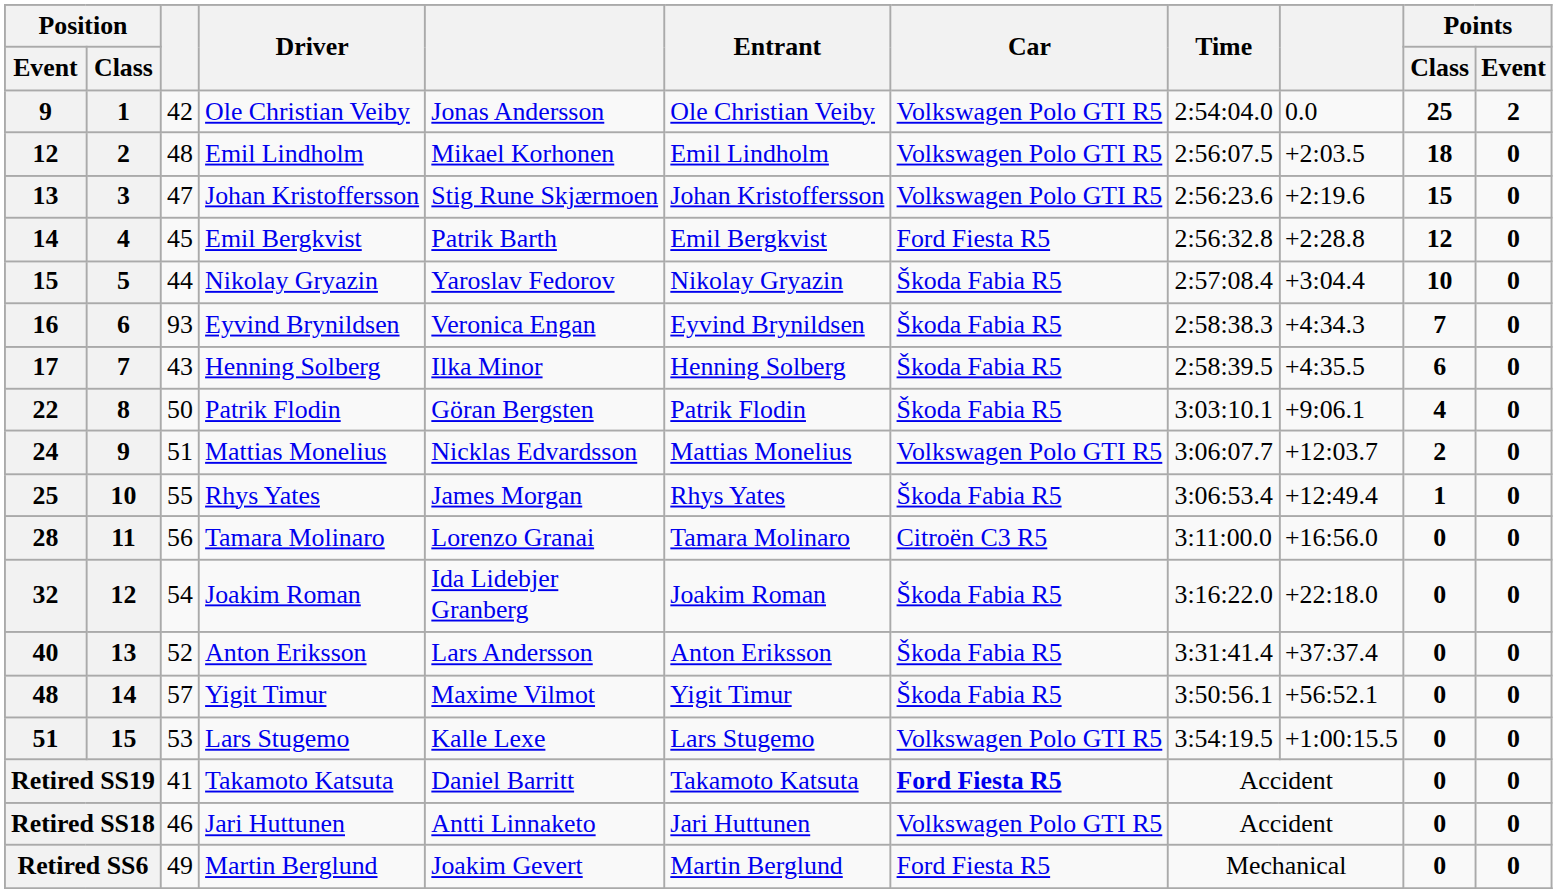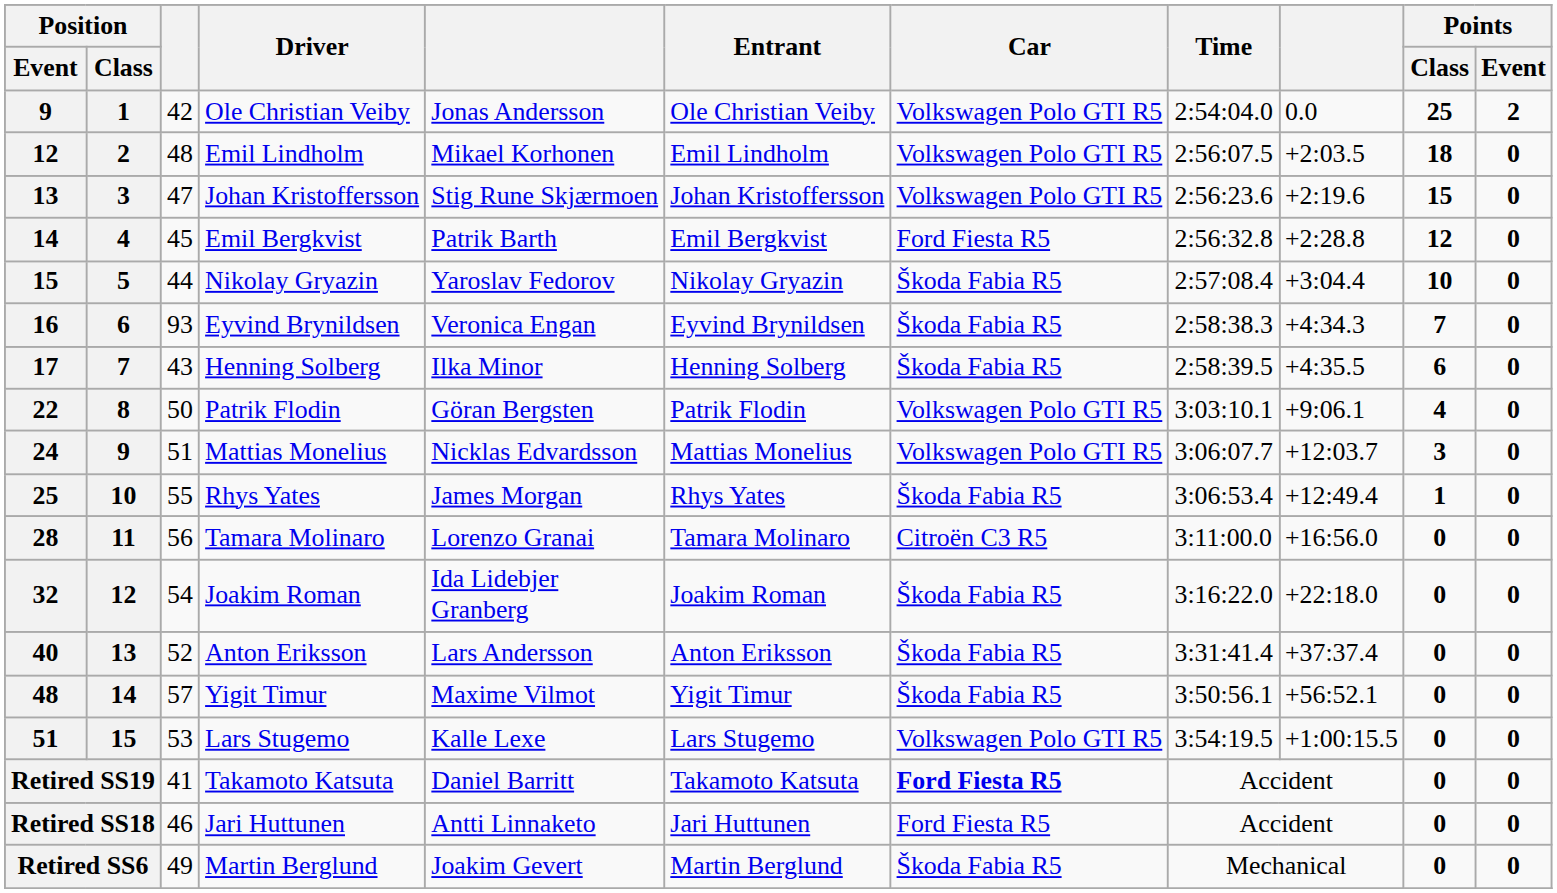(979, 409) Škoda Fabia R5 -> (1029, 409) Volkswagen Polo GTI R5
(1440, 451) 2 -> (1440, 451) 3
(1029, 823) Volkswagen Polo GTI R5 -> (973, 823) Ford Fiesta R5
(973, 865) Ford Fiesta R5 -> (979, 865) Škoda Fabia R5
